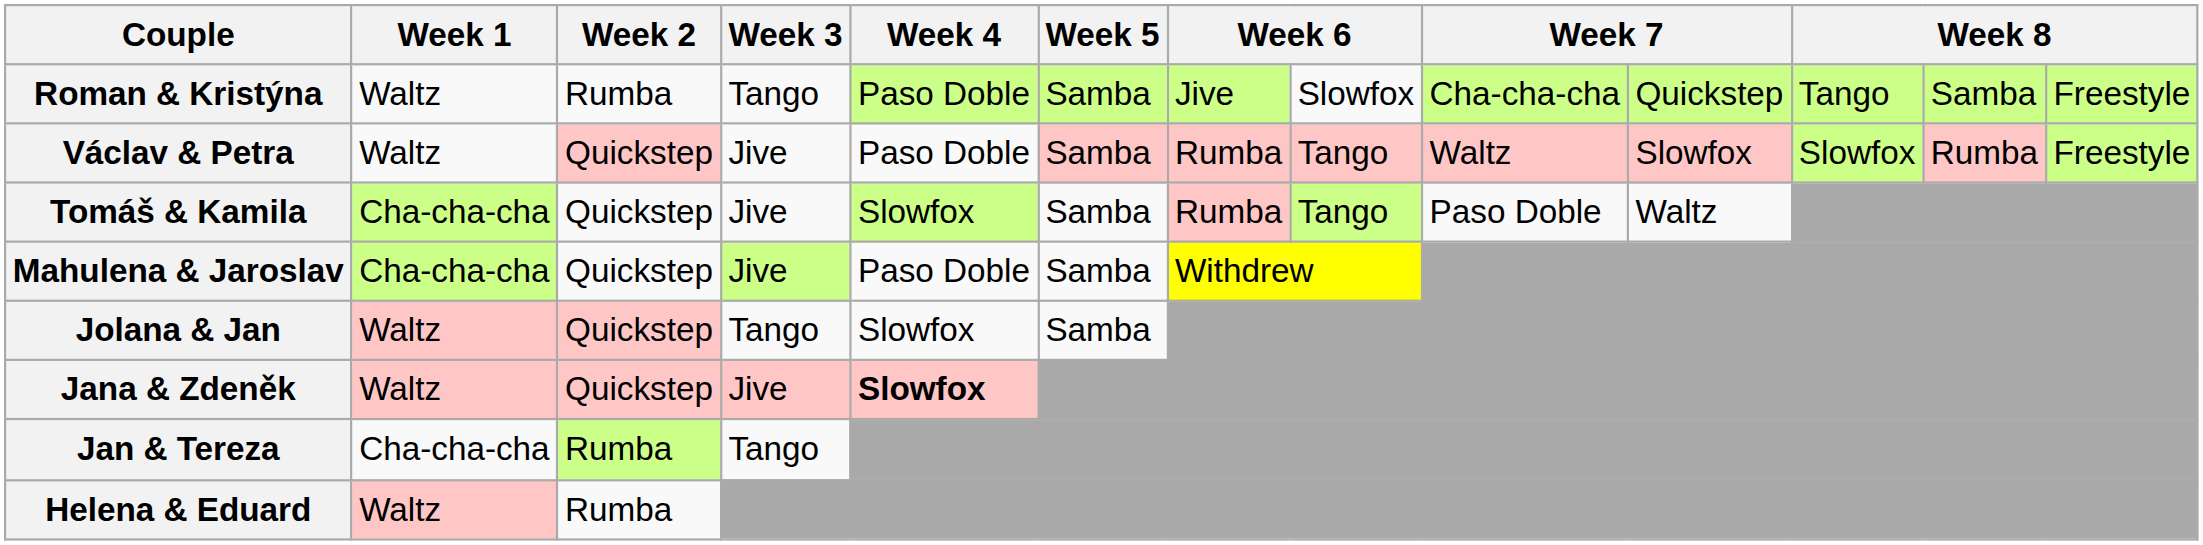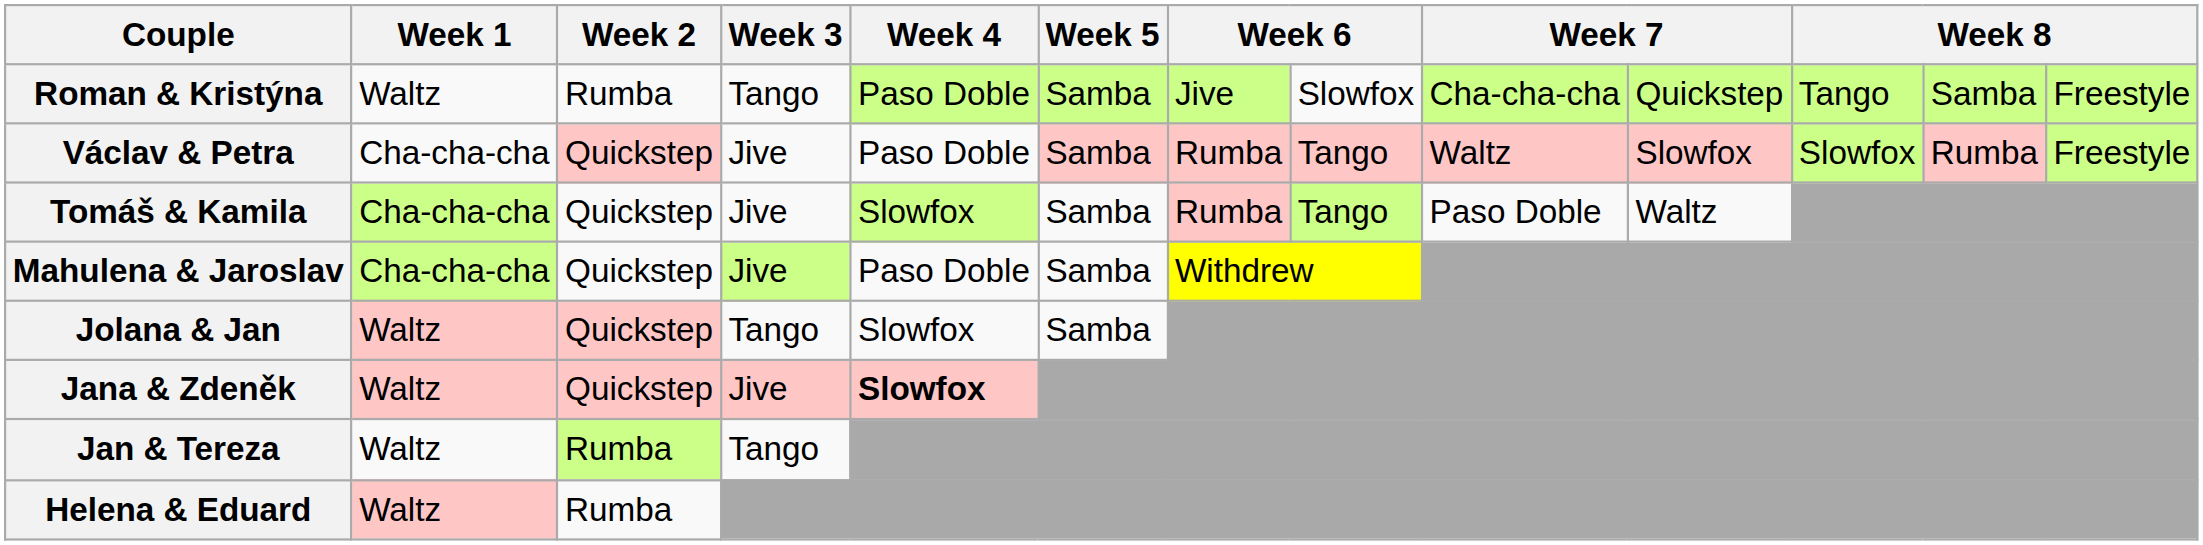(400, 152) Waltz -> (454, 152) Cha-cha-cha
(454, 449) Cha-cha-cha -> (400, 449) Waltz
